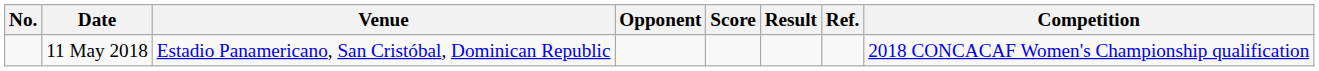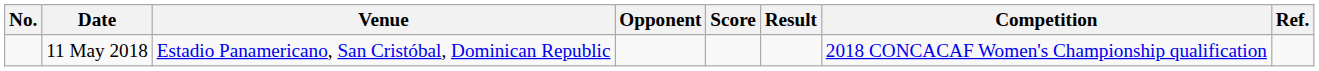columns swapped: (1089, 19) <-> (843, 19)
